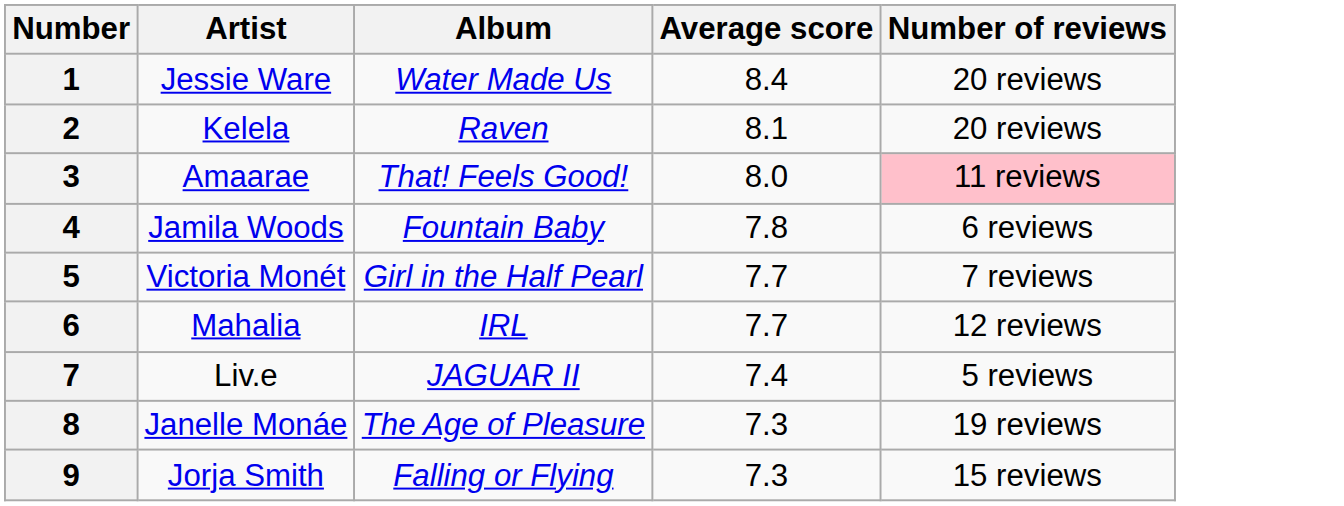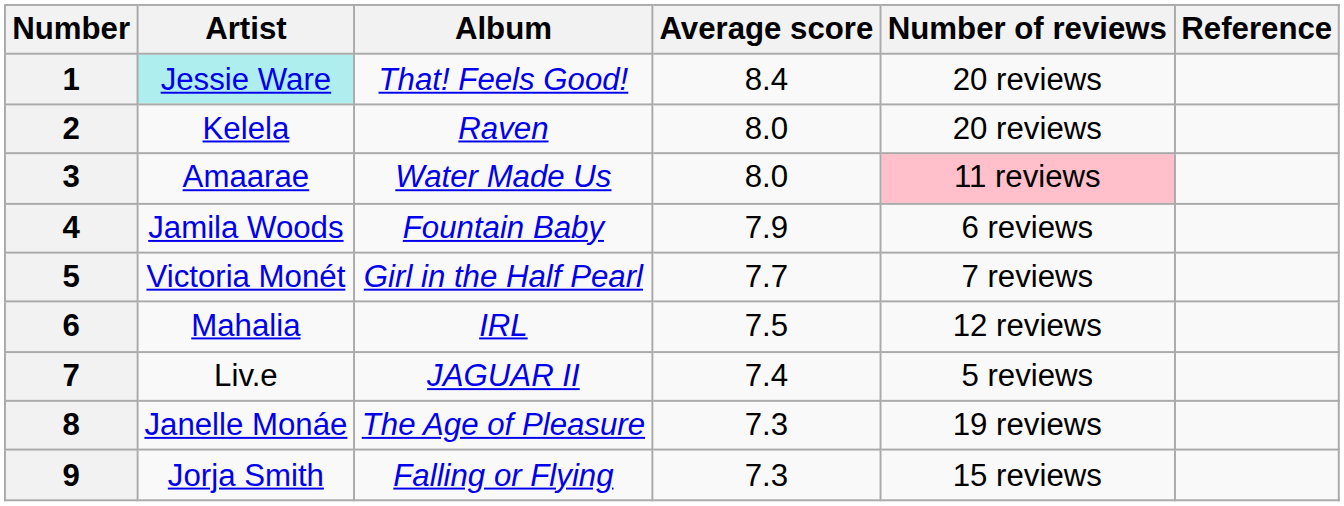+ column: (1257, 29)
(246, 78) no background -> (246, 78) paleturquoise background
(503, 78) Water Made Us -> (503, 78) That! Feels Good!
(766, 128) 8.1 -> (766, 128) 8.0
(503, 177) That! Feels Good! -> (503, 177) Water Made Us
(766, 227) 7.8 -> (766, 227) 7.9
(766, 326) 7.7 -> (766, 326) 7.5
